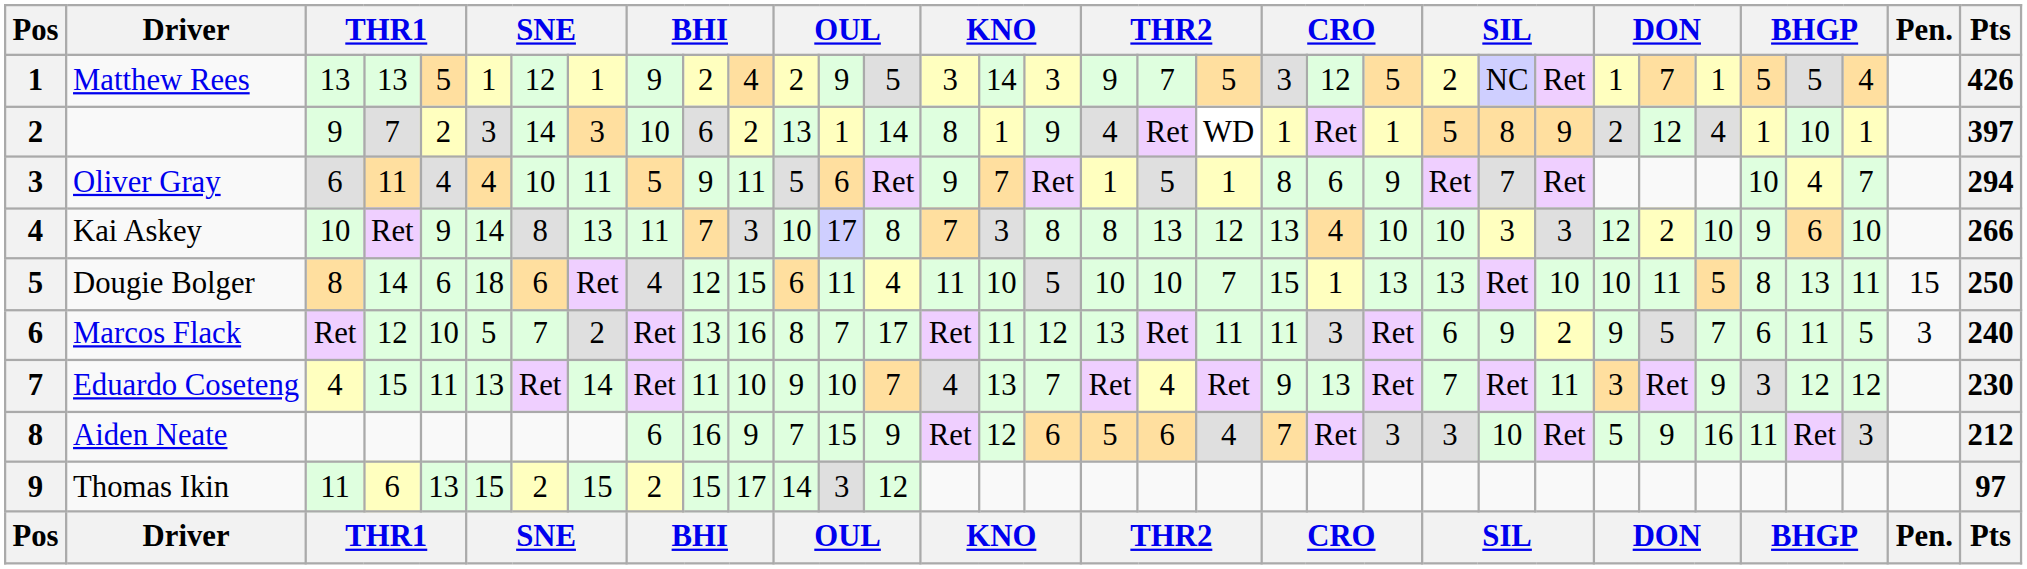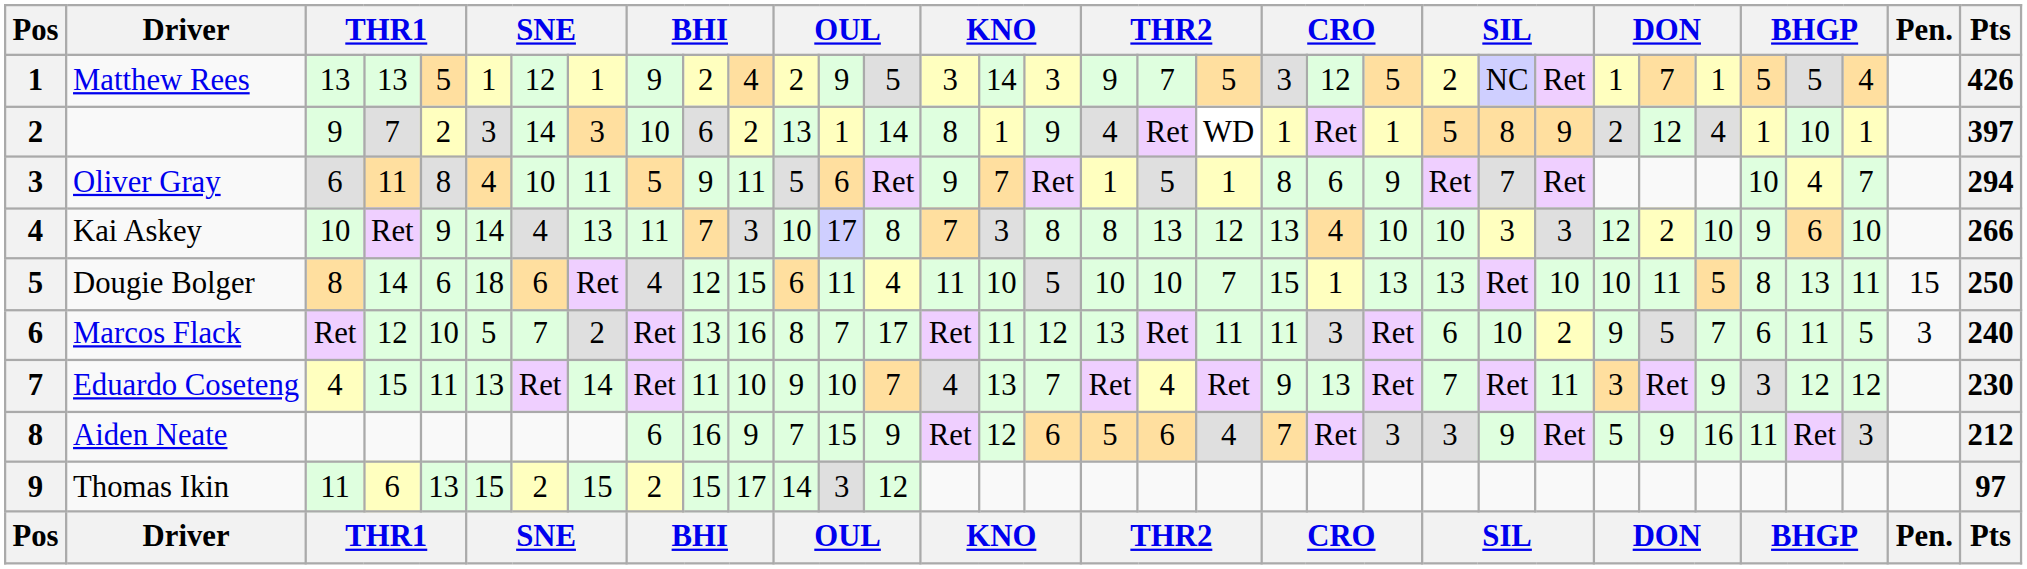(444, 181) 4 -> (444, 181) 8
(540, 232) 8 -> (540, 232) 4
(1507, 333) 9 -> (1507, 333) 10
(1507, 435) 10 -> (1507, 435) 9
